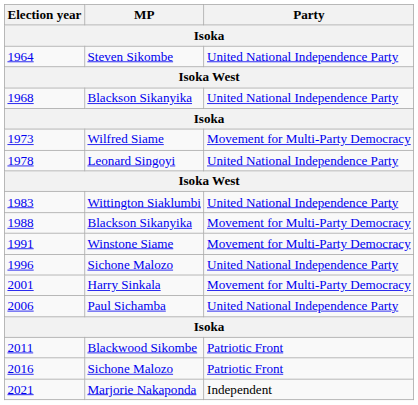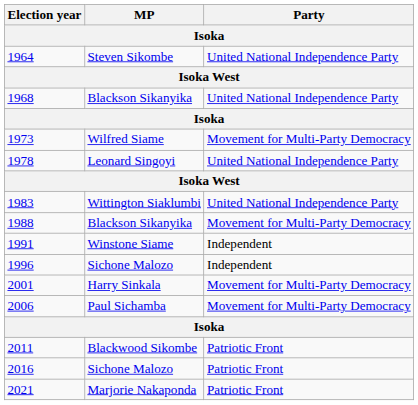(309, 243) Movement for Multi-Party Democracy -> (239, 243) Independent
(303, 264) United National Independence Party -> (239, 264) Independent
(303, 306) United National Independence Party -> (309, 306) Movement for Multi-Party Democracy
(239, 389) Independent -> (245, 389) Patriotic Front
